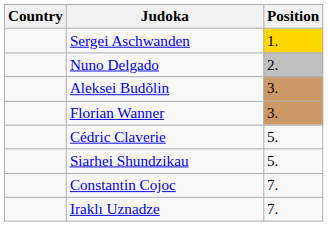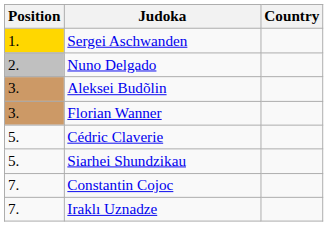columns swapped: (293, 16) <-> (35, 16)
